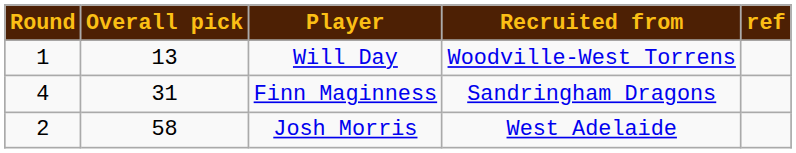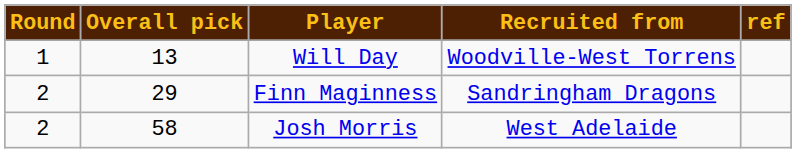(43, 94) 4 -> (43, 94) 2
(165, 94) 31 -> (165, 94) 29
